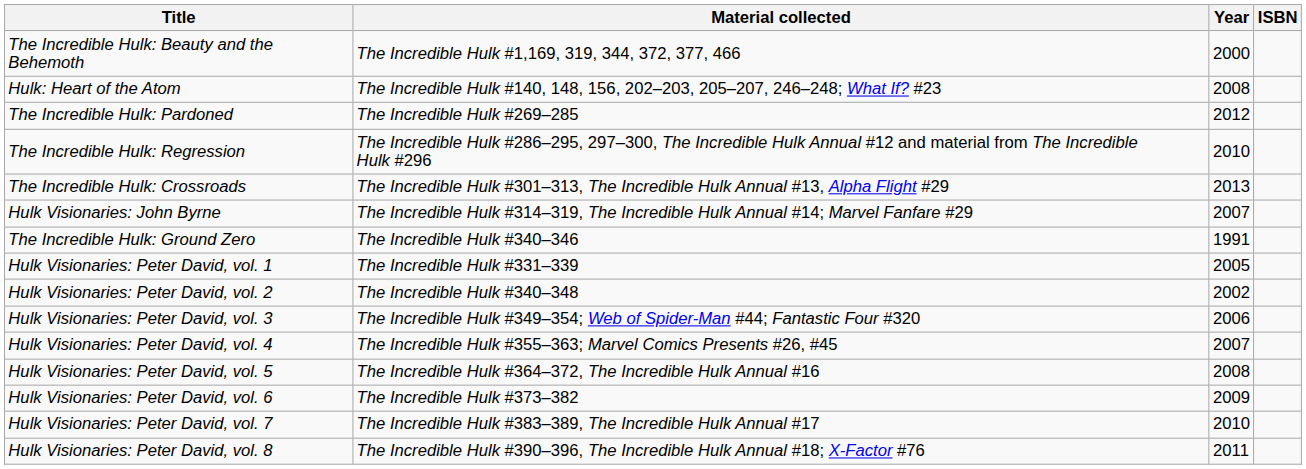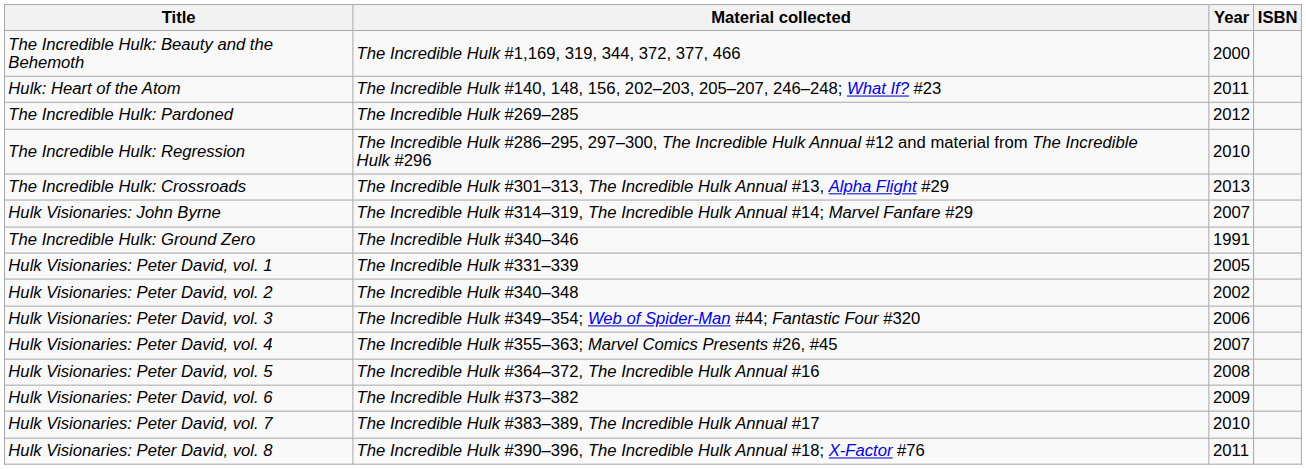(1232, 89) 2008 -> (1231, 89) 2011
